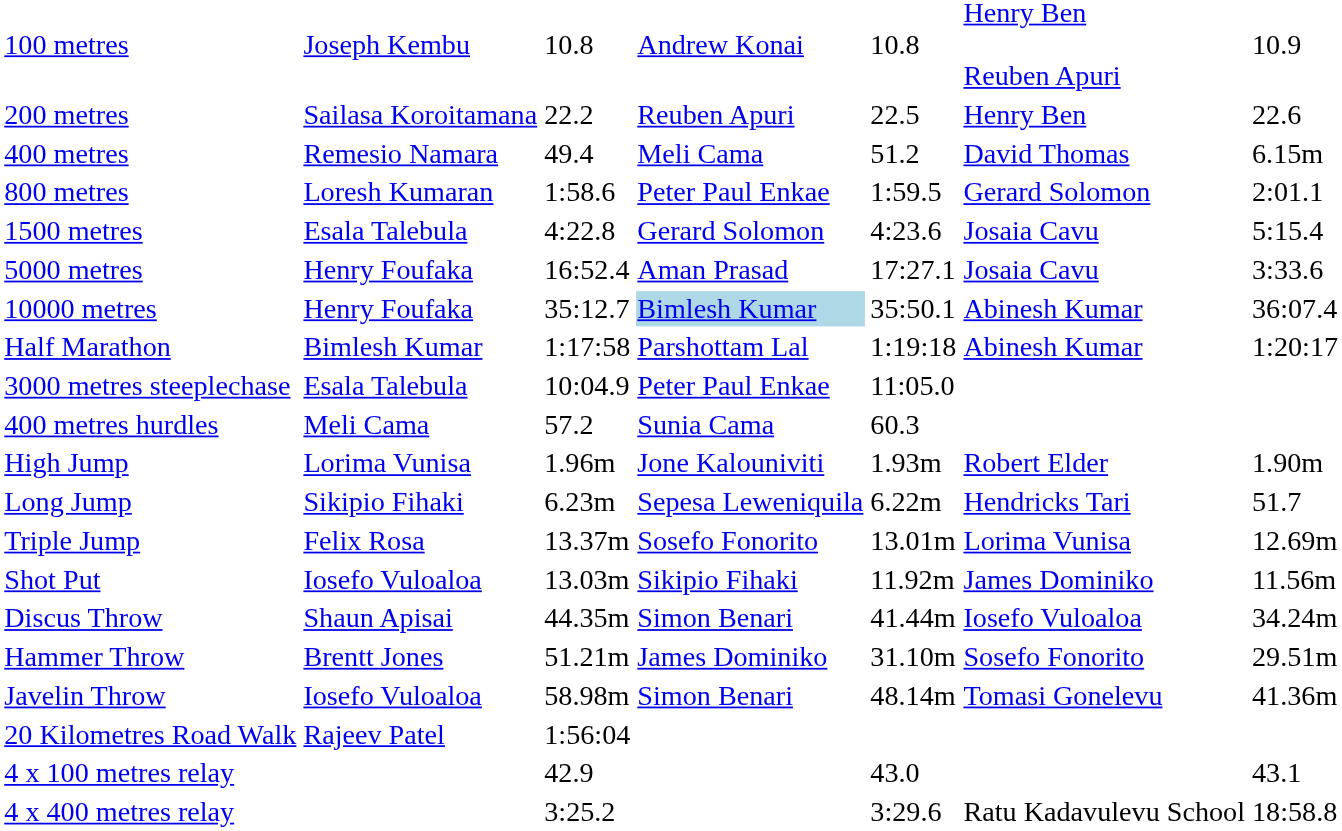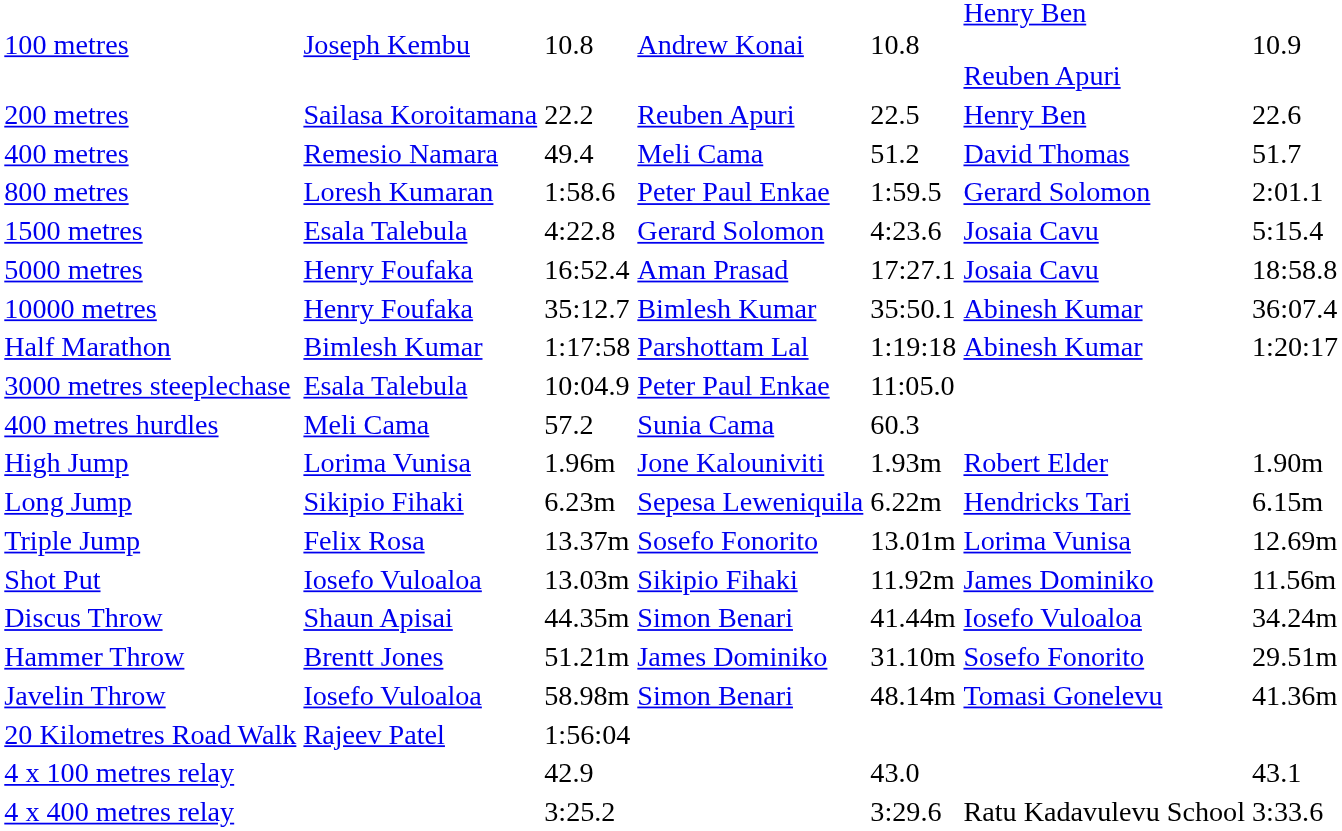(1288, 153) 6.15m -> (1277, 153) 51.7
(1288, 269) 3:33.6 -> (1295, 269) 18:58.8
(727, 308) lightblue background -> (727, 308) no background
(1277, 502) 51.7 -> (1288, 502) 6.15m
(1295, 811) 18:58.8 -> (1288, 811) 3:33.6
